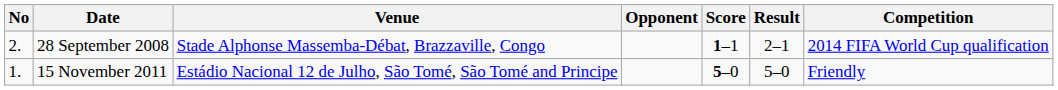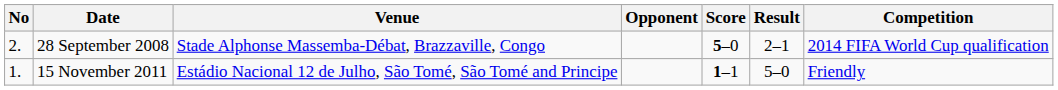(726, 44) 1–1 -> (726, 44) 5–0
(726, 71) 5–0 -> (726, 71) 1–1
